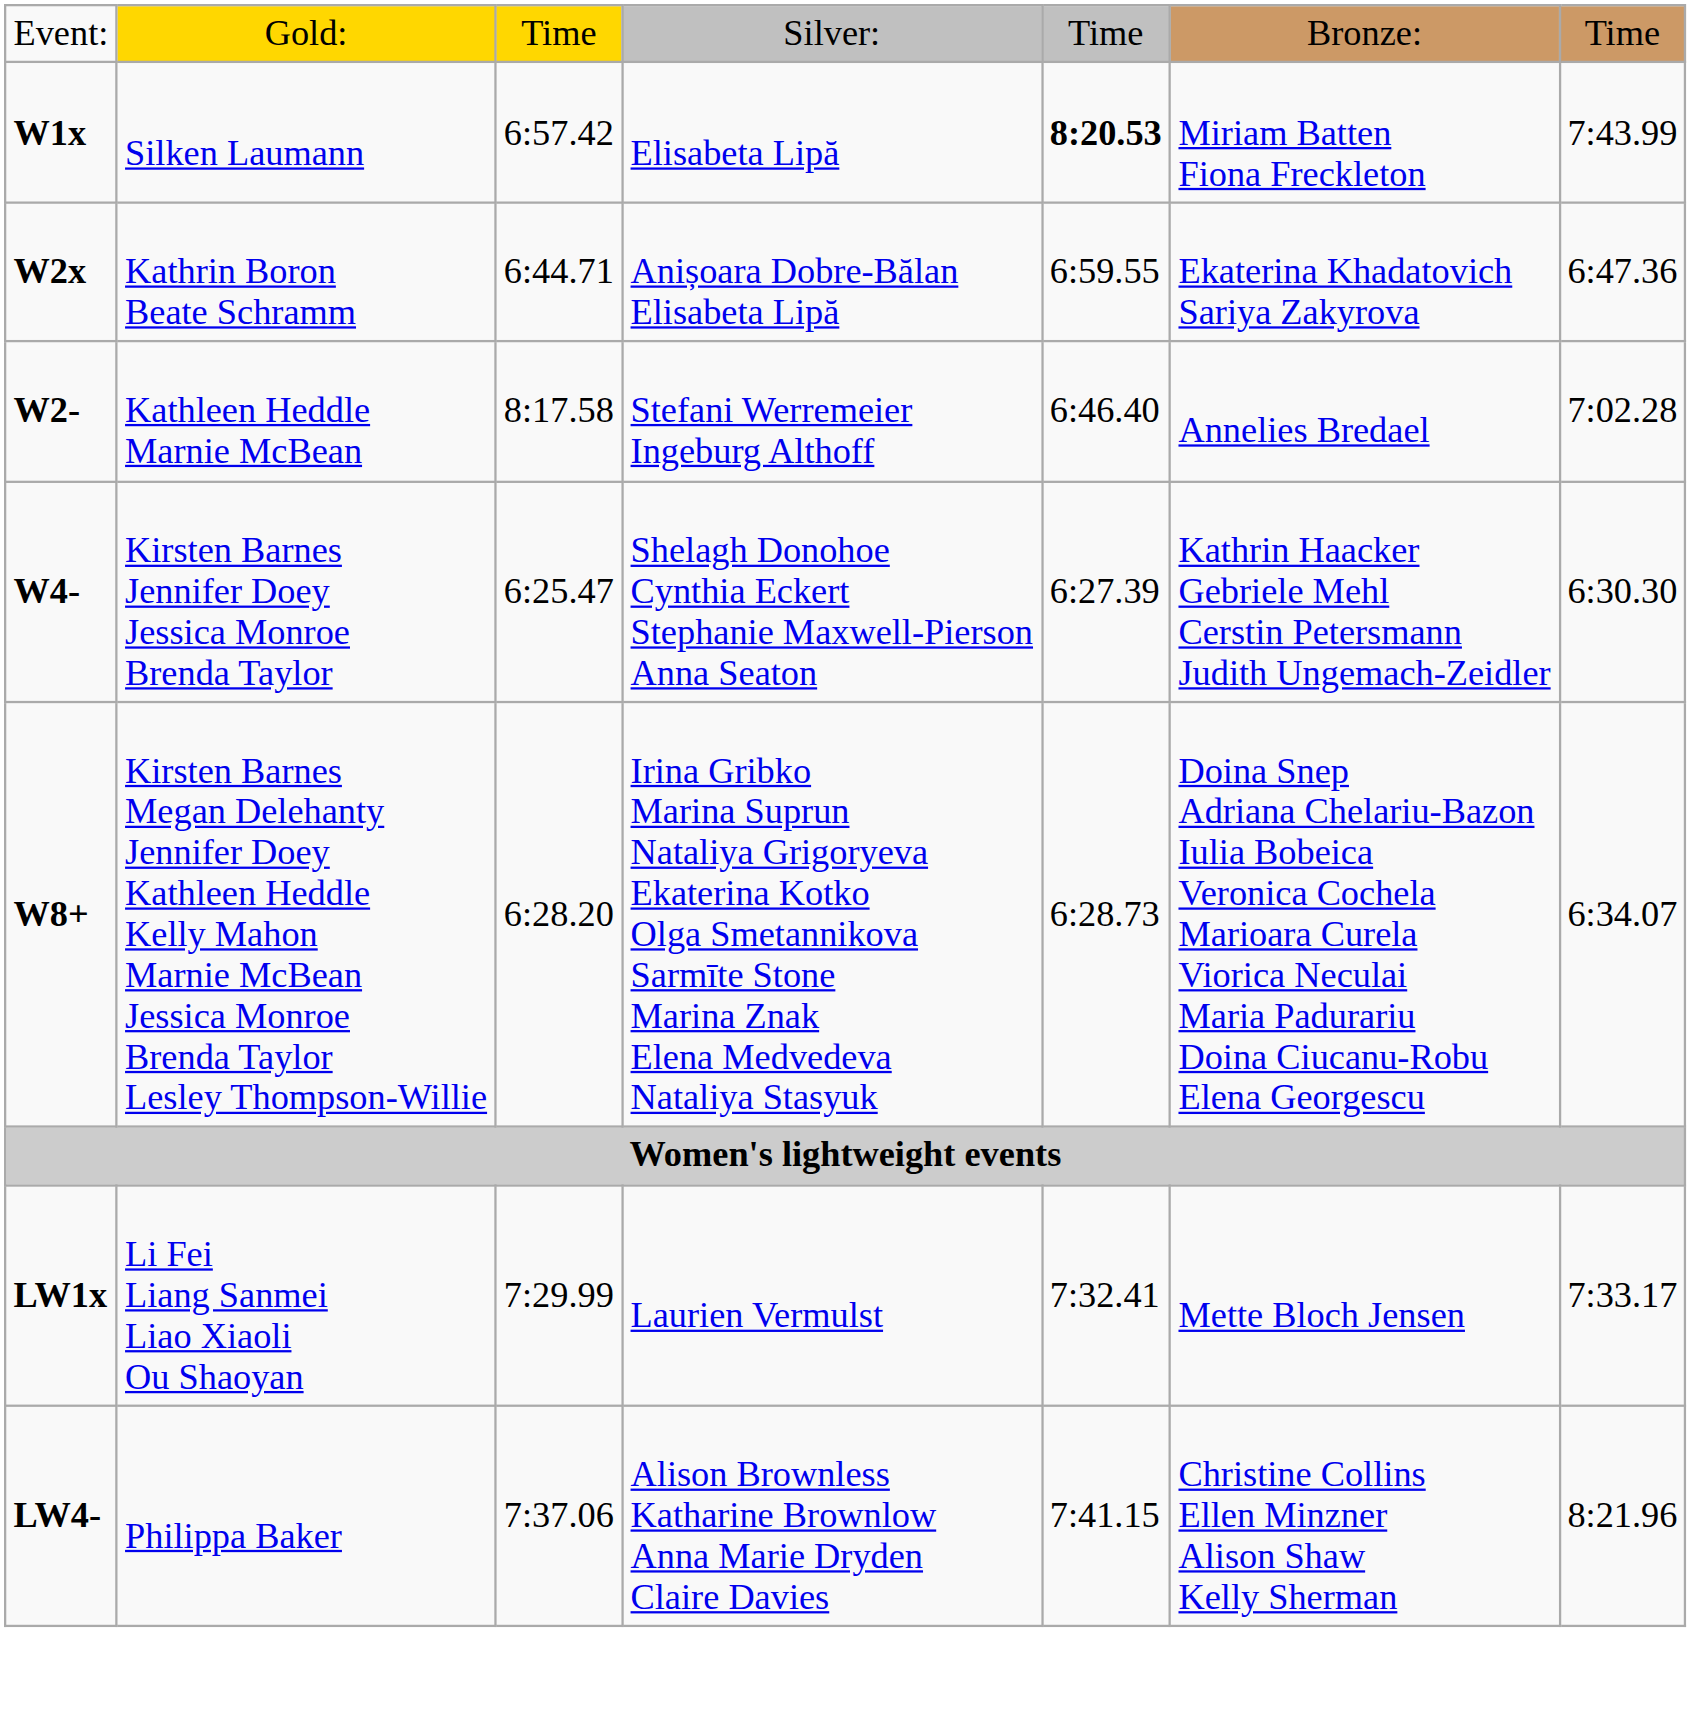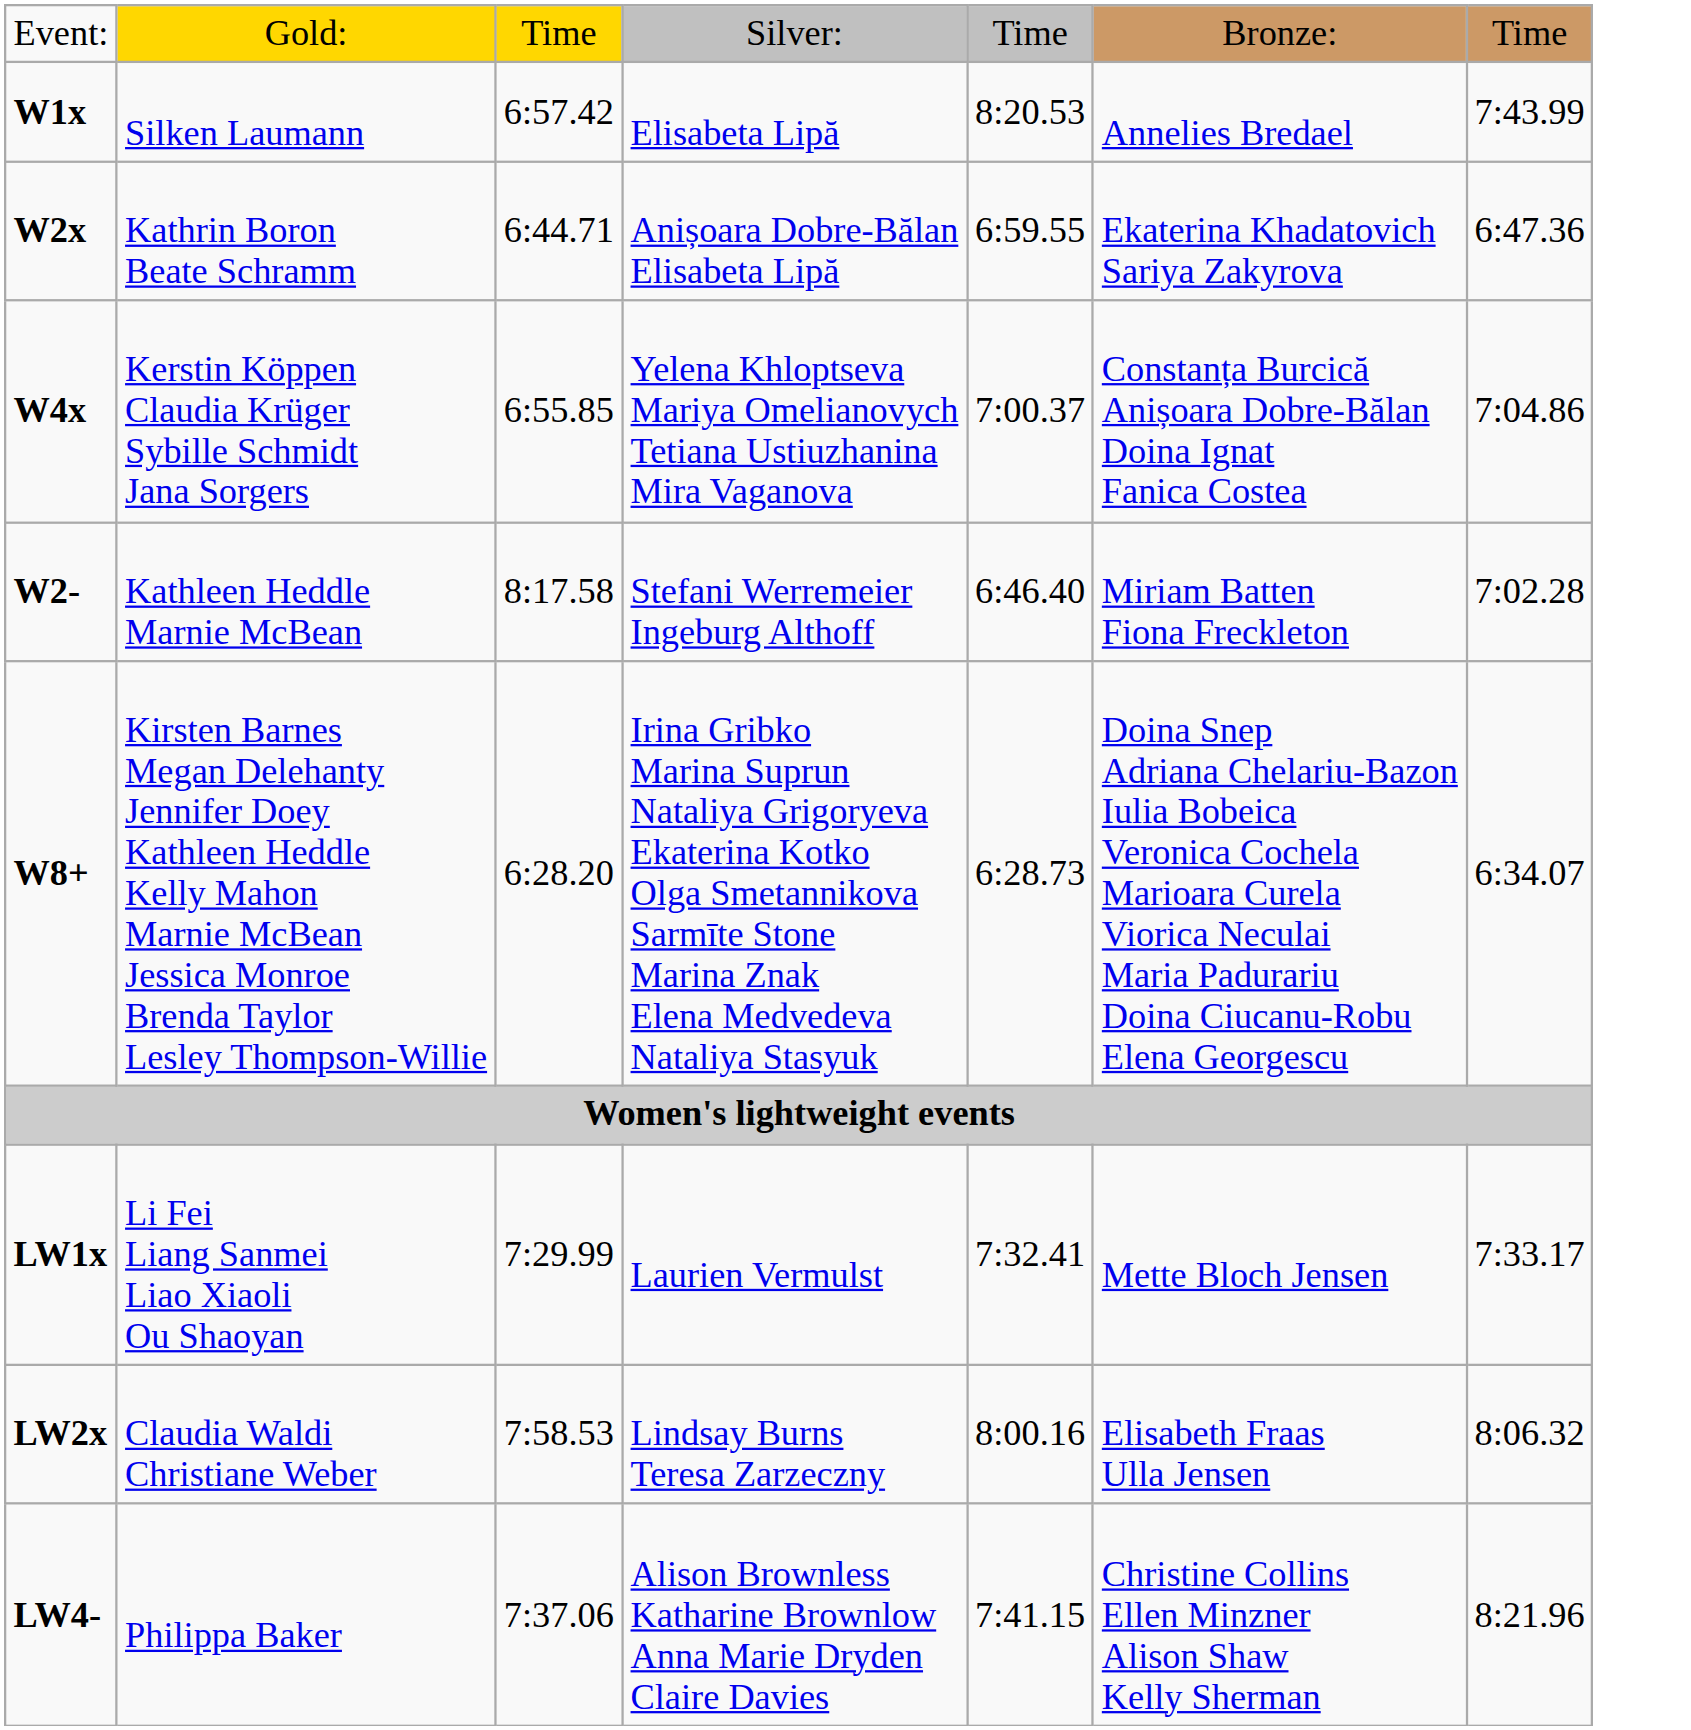(1106, 131) bold -> (1030, 111) normal
(1302, 152) Miriam Batten Fiona Freckleton -> (1227, 131) Annelies Bredael
+ row: (50, 410)
(1304, 430) Annelies Bredael -> (1225, 611) Miriam Batten Fiona Freckleton
- row: (47, 590)
+ row: (60, 1433)
